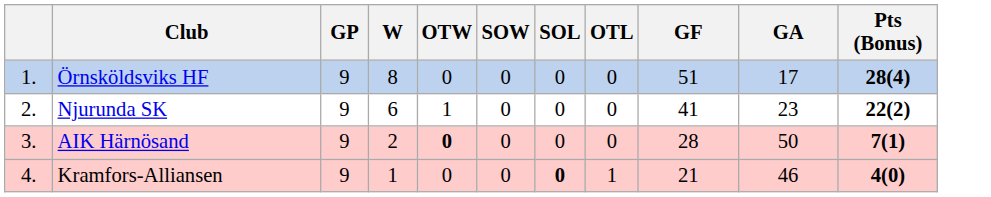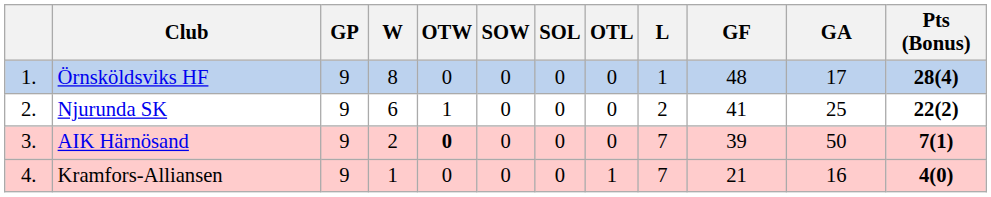+ column: (662, 32)
(688, 76) 51 -> (737, 76) 48
(788, 109) 23 -> (836, 109) 25
(688, 142) 28 -> (737, 142) 39
(560, 175) bold -> (560, 175) normal
(788, 175) 46 -> (836, 175) 16
